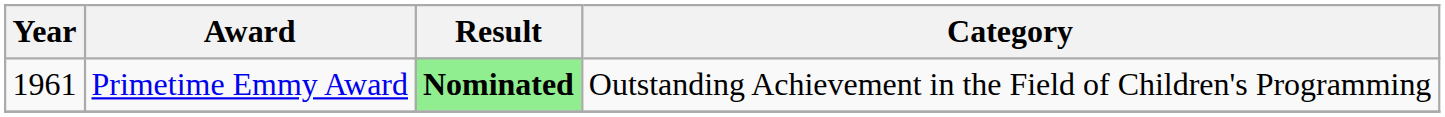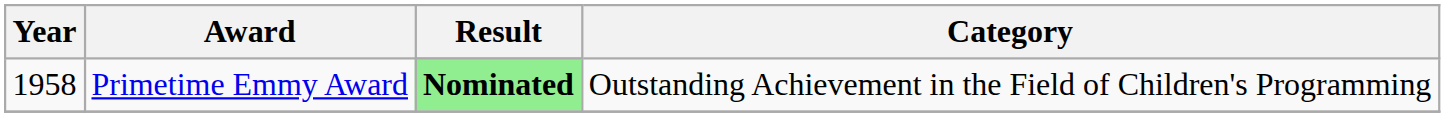(45, 83) 1961 -> (45, 83) 1958
